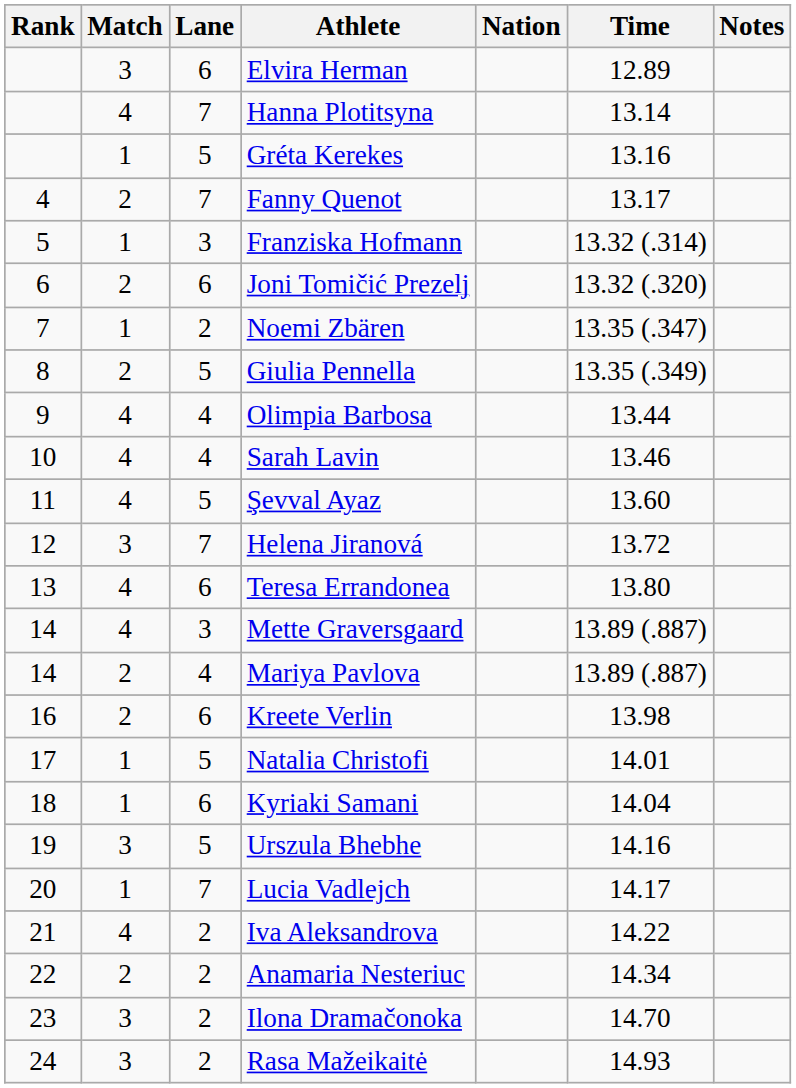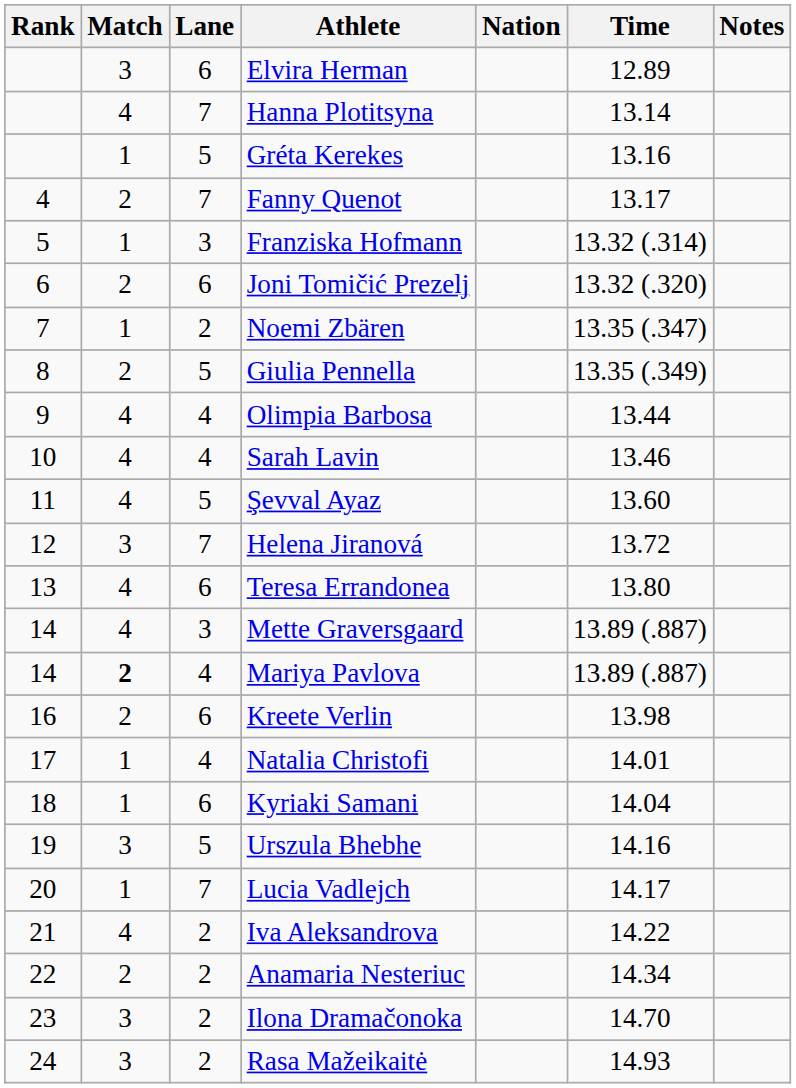(125, 673) normal -> (125, 673) bold
(205, 759) 5 -> (205, 759) 4
